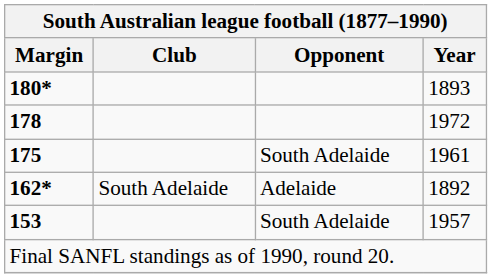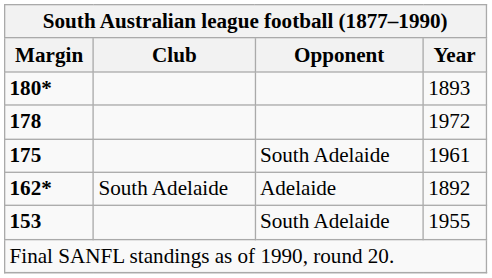(449, 222) 1957 -> (449, 222) 1955
